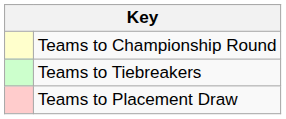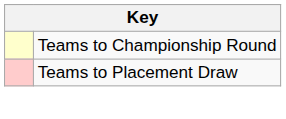- row: (120, 72)
